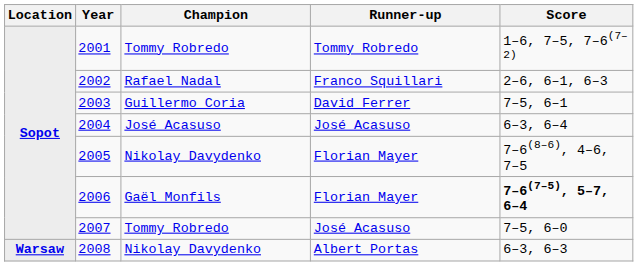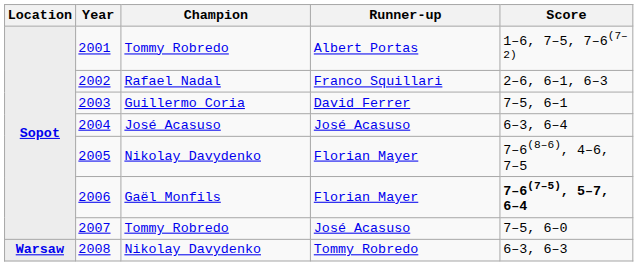(366, 48) Tommy Robredo -> (366, 48) Albert Portas
(366, 250) Albert Portas -> (366, 250) Tommy Robredo
